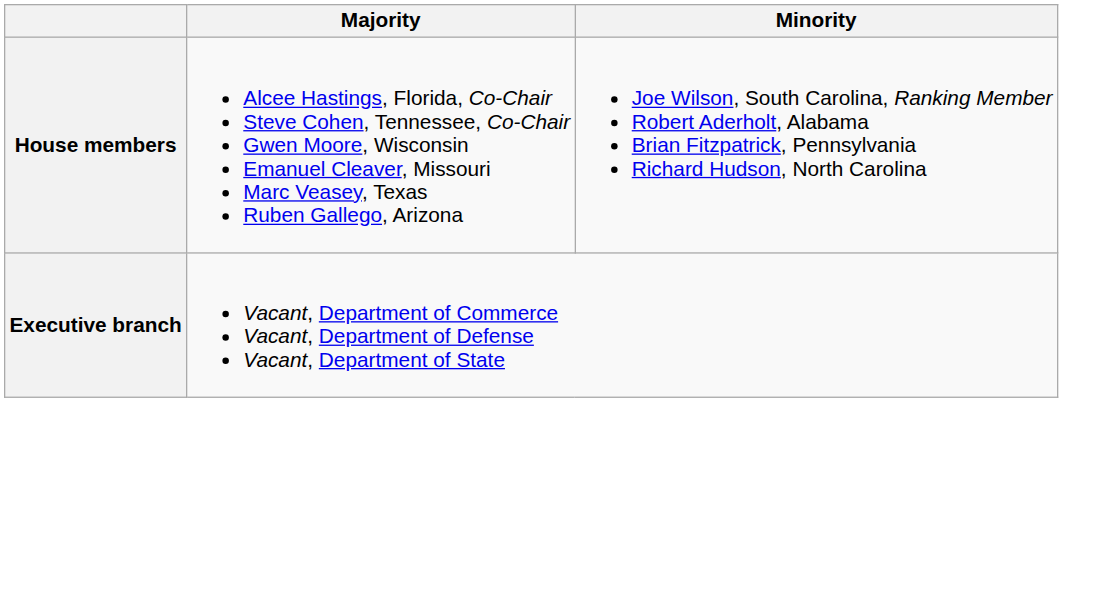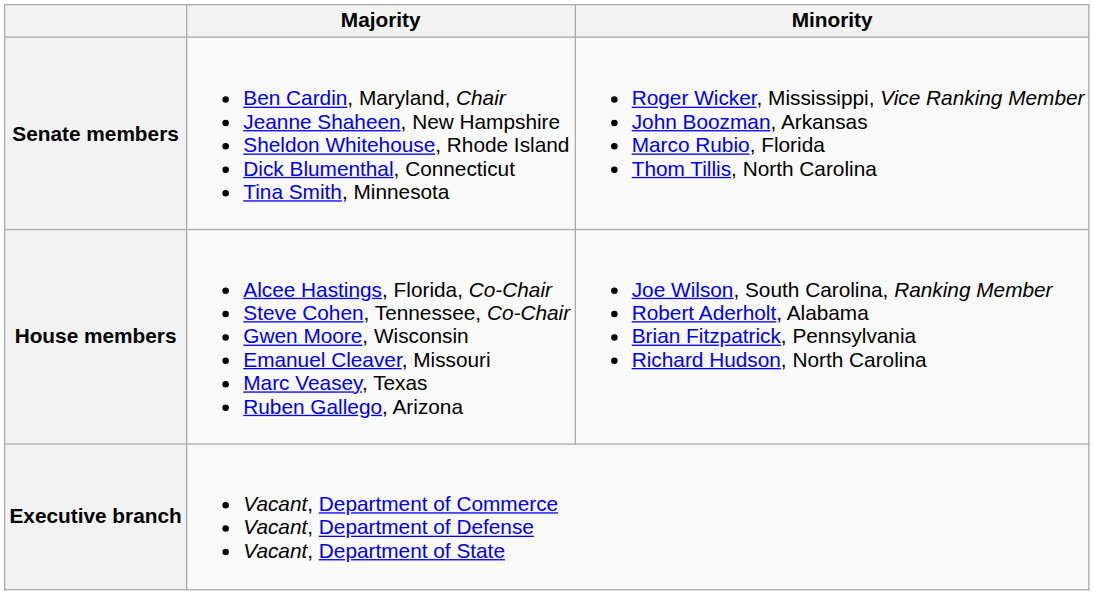+ row: (96, 133)
